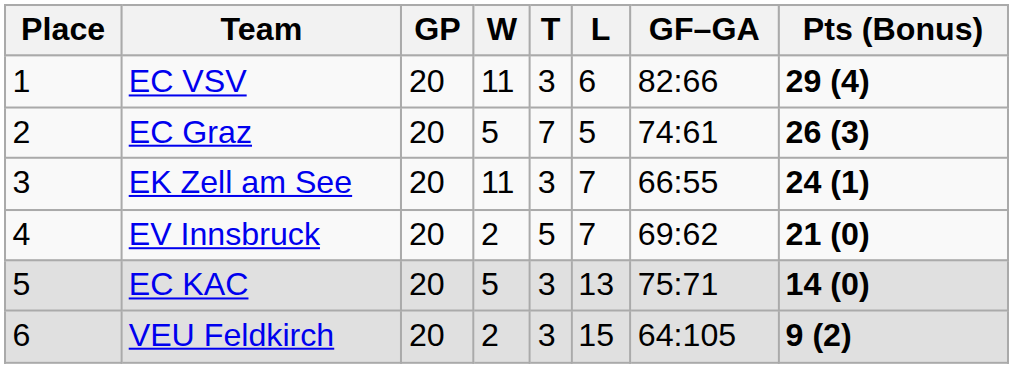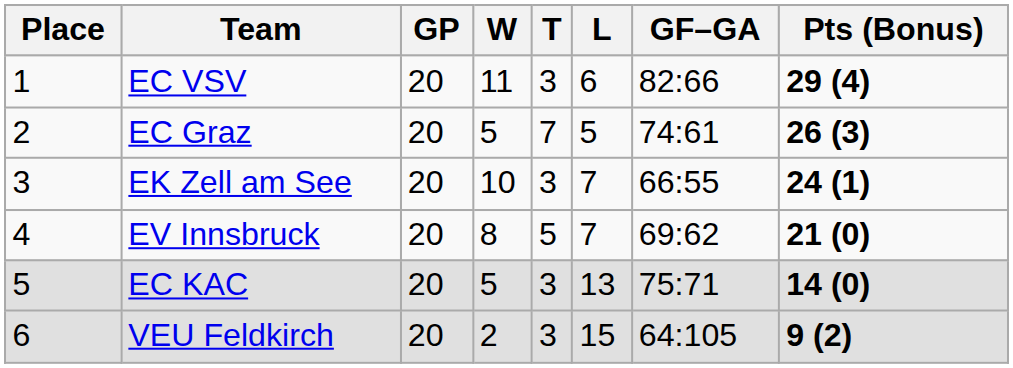(498, 183) 11 -> (498, 183) 10
(490, 234) 2 -> (489, 234) 8
